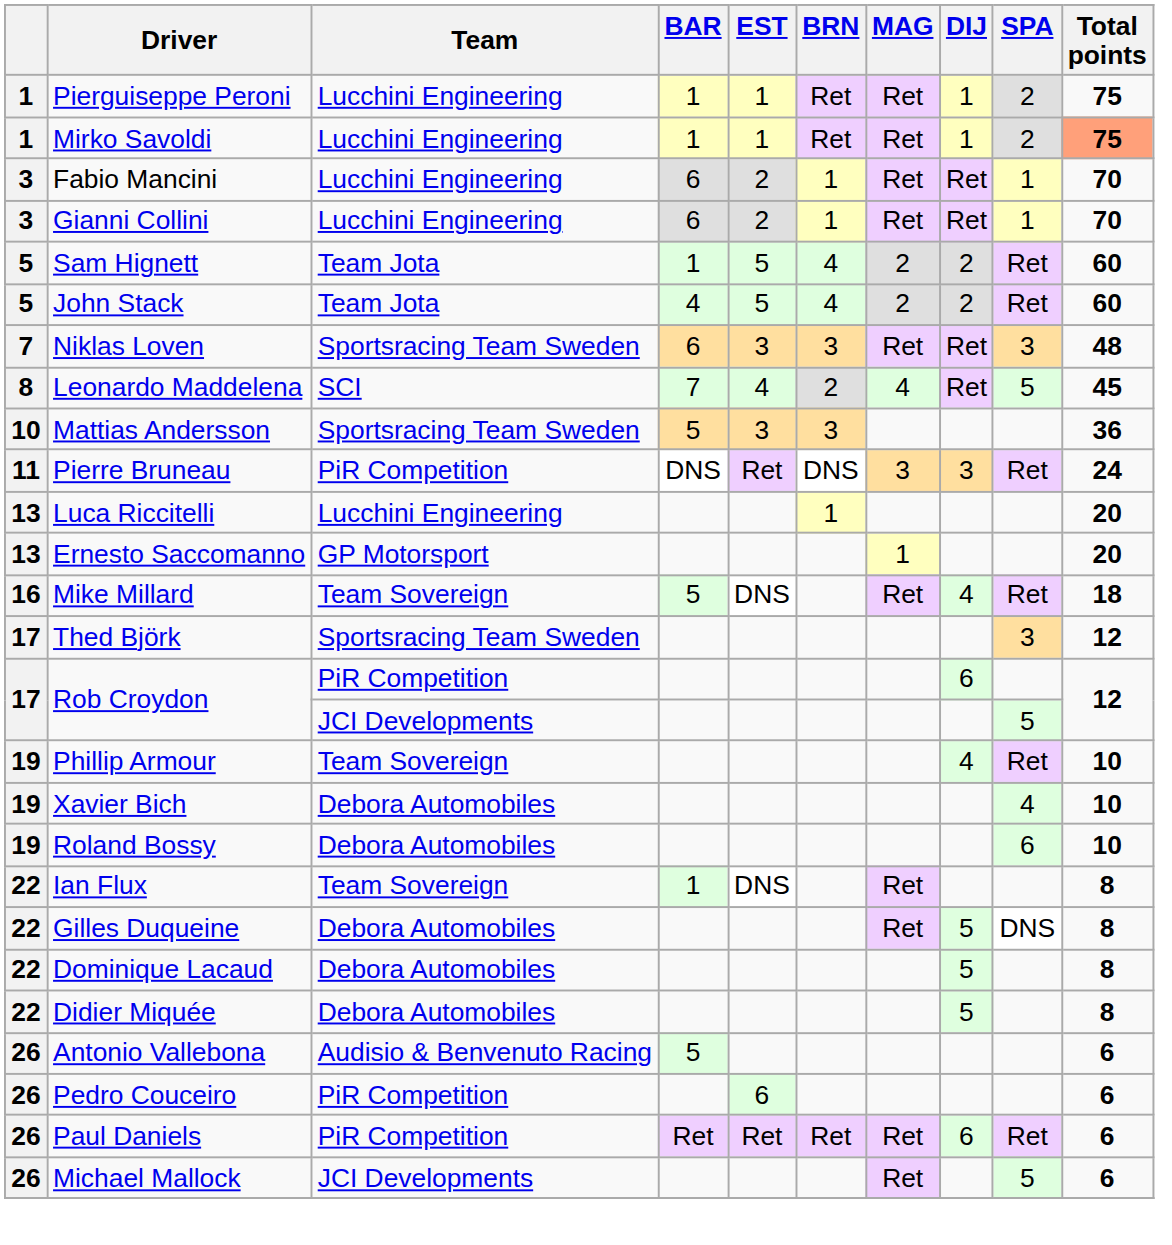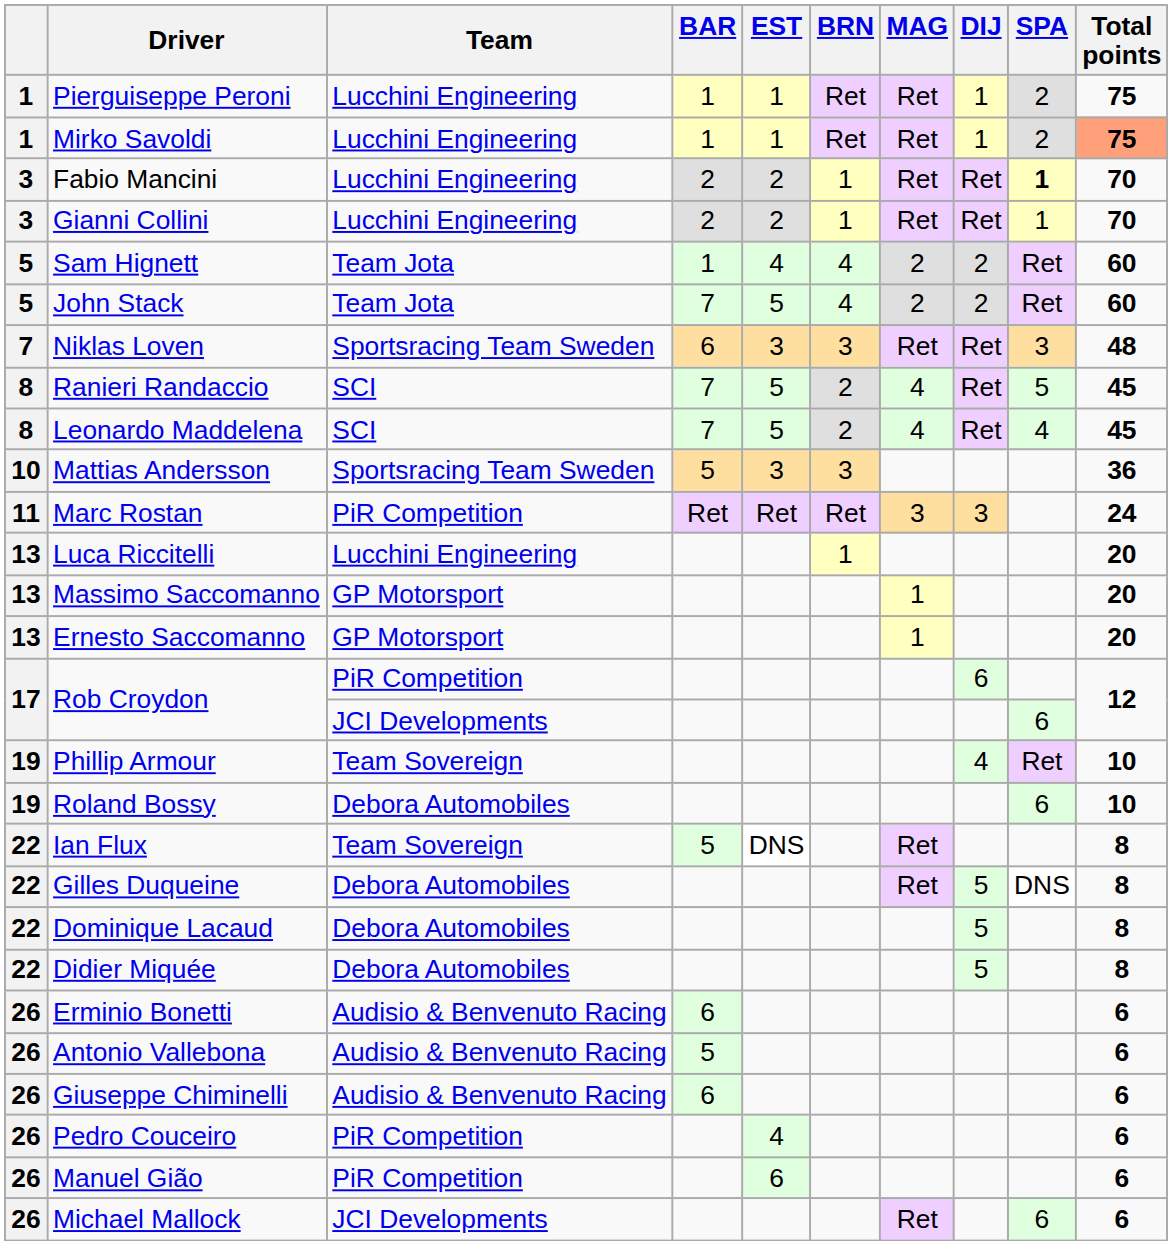(693, 179) 6 -> (708, 179) 2
(1027, 179) normal -> (1042, 179) bold
(693, 221) 6 -> (708, 221) 2
(762, 262) 5 -> (777, 262) 4
(693, 304) 4 -> (708, 304) 7
+ row: (161, 387)
(762, 387) 4 -> (777, 429) 5
(1027, 387) 5 -> (1042, 429) 4
- row: (142, 470)
+ row: (128, 512)
+ row: (186, 595)
- row: (123, 595)
- row: (117, 637)
(1027, 720) 5 -> (1042, 720) 6
- row: (120, 803)
(693, 886) 1 -> (708, 845) 5
+ row: (142, 1011)
+ row: (170, 1094)
(762, 1094) 6 -> (777, 1136) 4
+ row: (128, 1177)
- row: (127, 1136)
(1027, 1177) 5 -> (1042, 1219) 6
